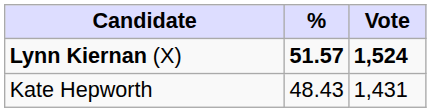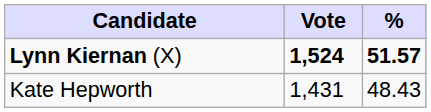columns swapped: (387, 21) <-> (317, 21)
